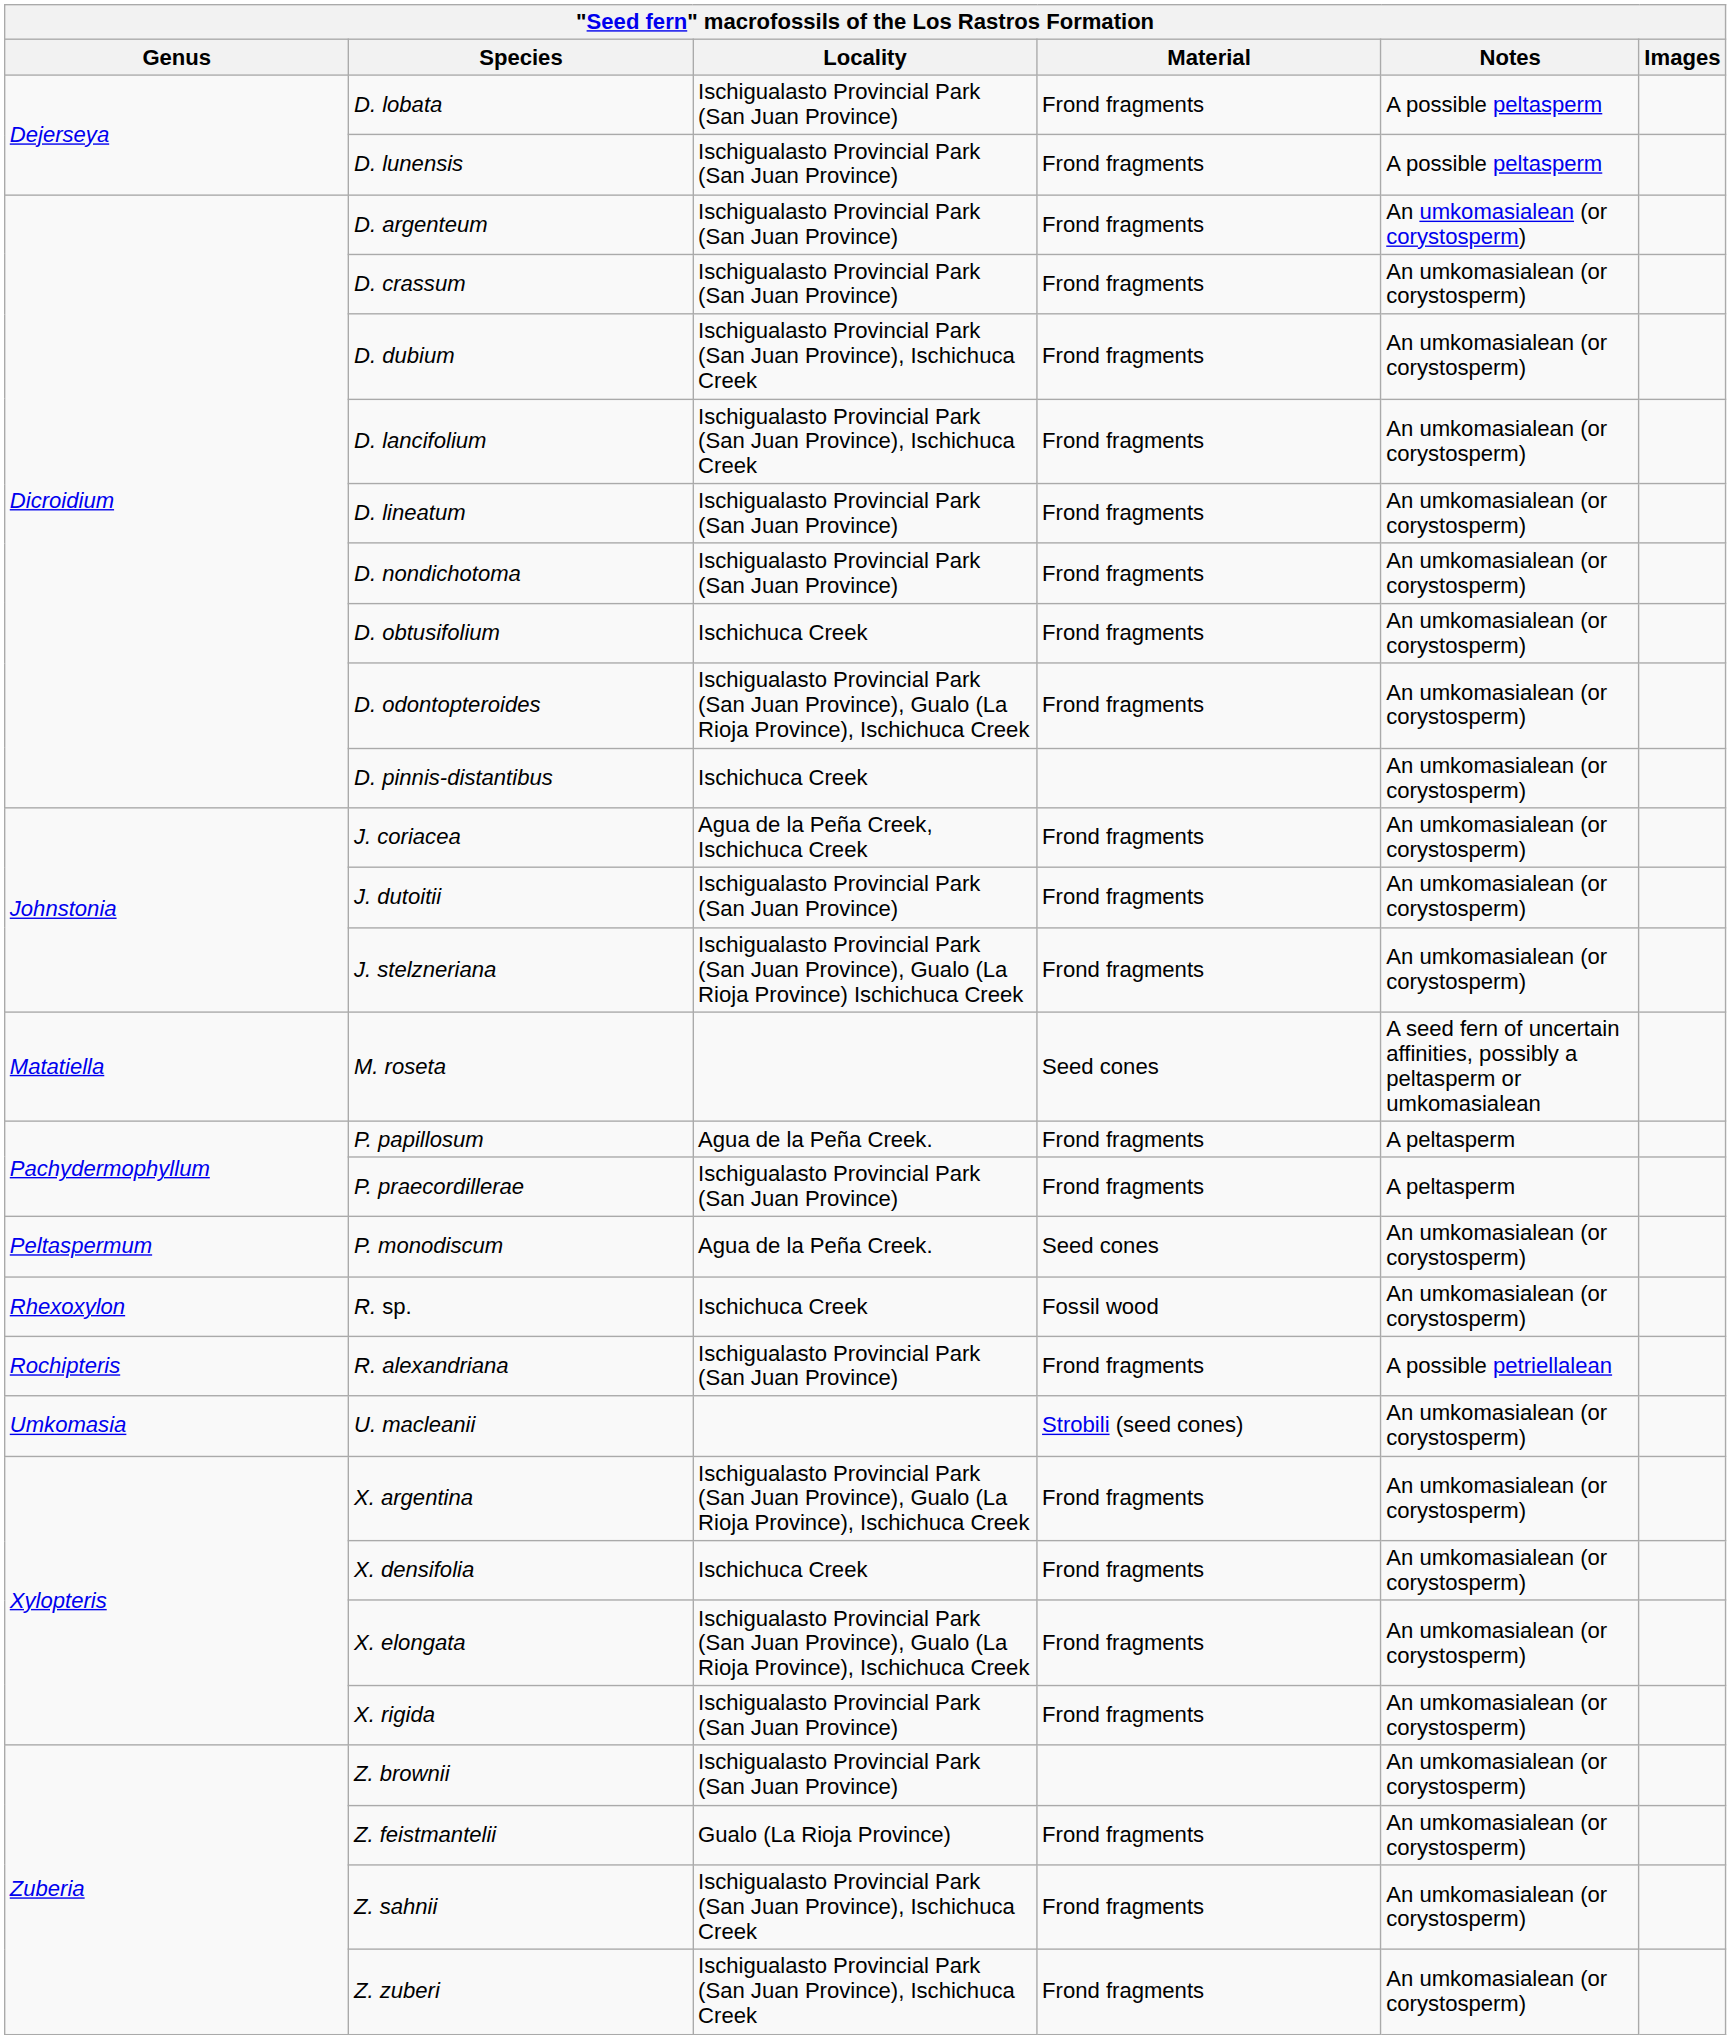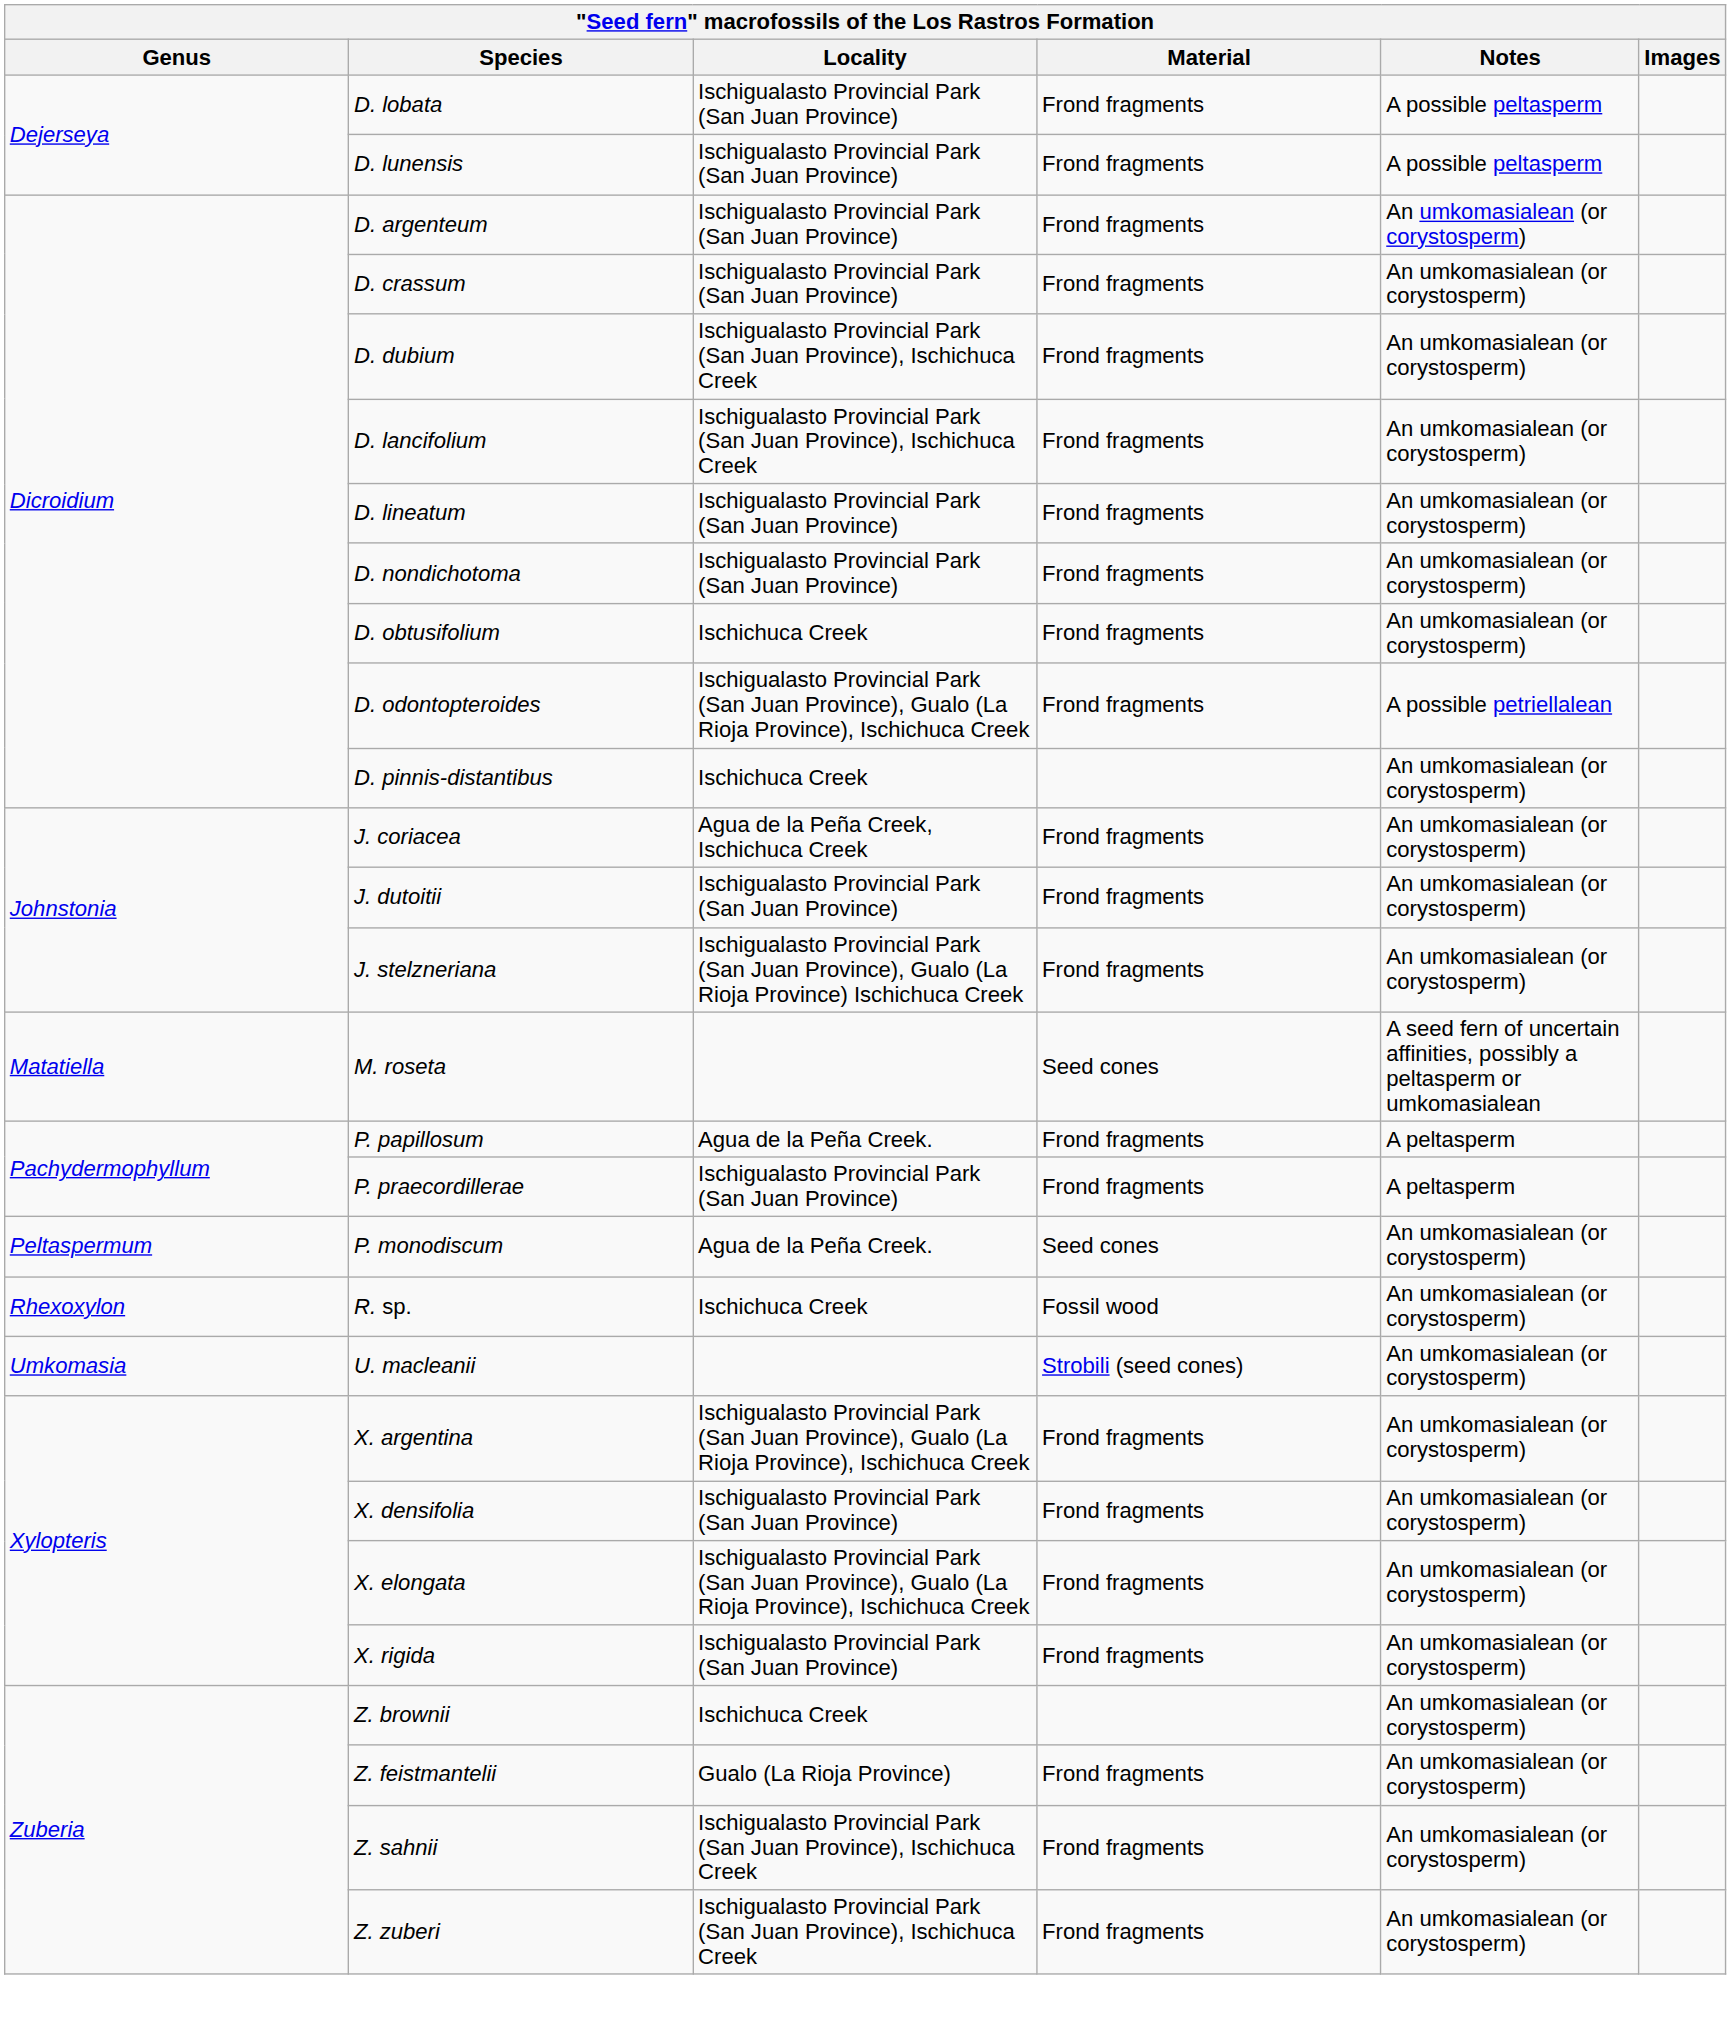(1497, 705) An umkomasialean (or corystosperm) -> (1499, 705) A possible petriellalean
- row: (431, 1365)
(783, 1570) Ischichuca Creek -> (839, 1510) Ischigualasto Provincial Park (San Juan Province)
(839, 1774) Ischigualasto Provincial Park (San Juan Province) -> (783, 1714) Ischichuca Creek
